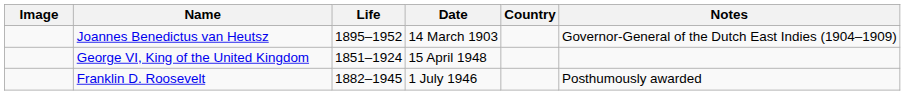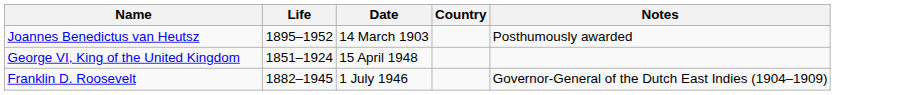- column: (39, 15)
(729, 36) Governor-General of the Dutch East Indies (1904–1909) -> (563, 36) Posthumously awarded
(632, 79) Posthumously awarded -> (660, 79) Governor-General of the Dutch East Indies (1904–1909)
